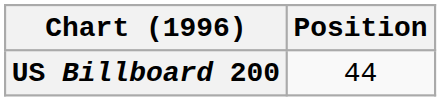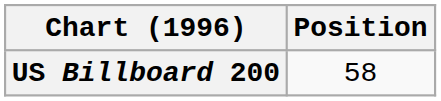(361, 73) 44 -> (361, 73) 58
